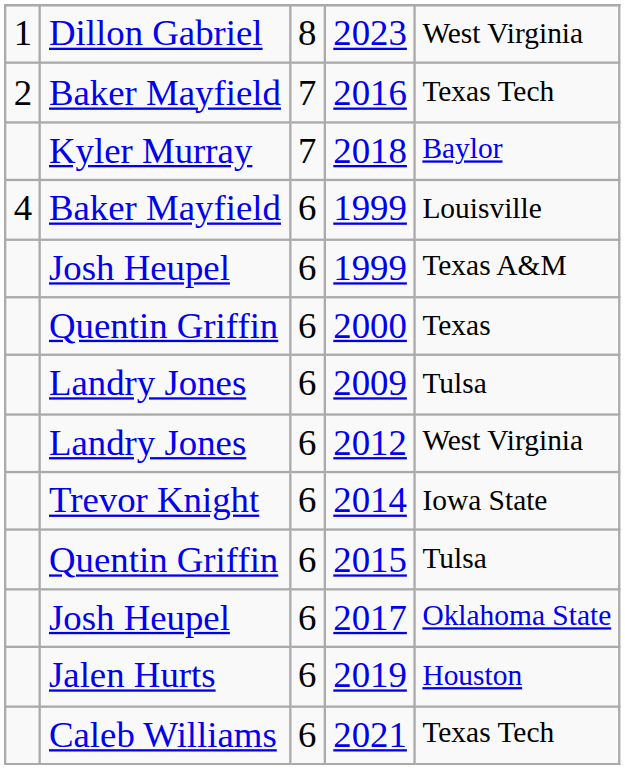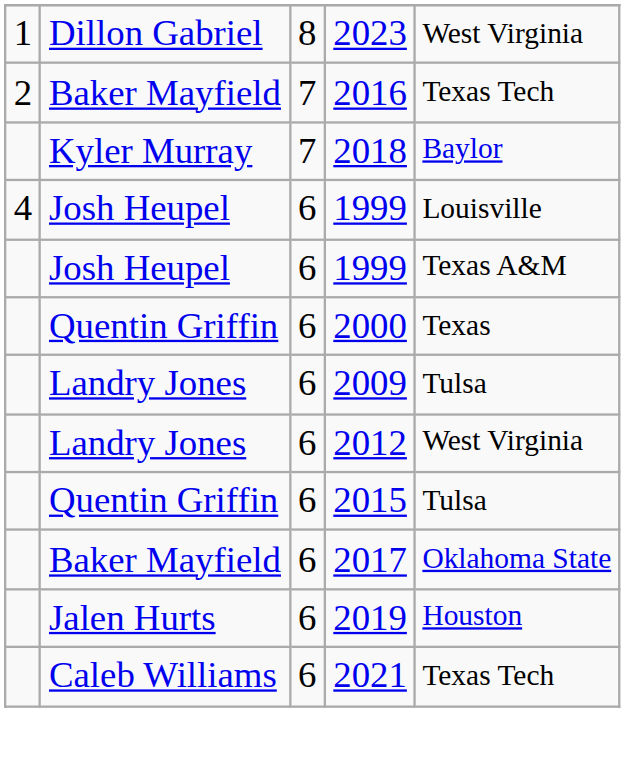(165, 208) Baker Mayfield -> (139, 208) Josh Heupel
- row: (23, 501)
(139, 617) Josh Heupel -> (165, 558) Baker Mayfield
